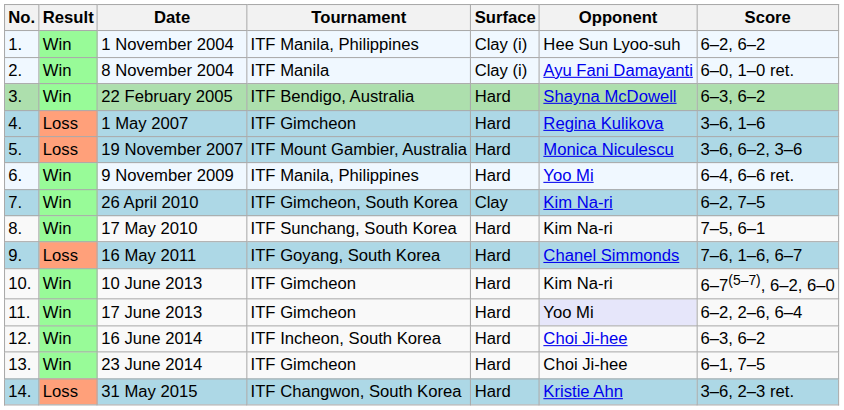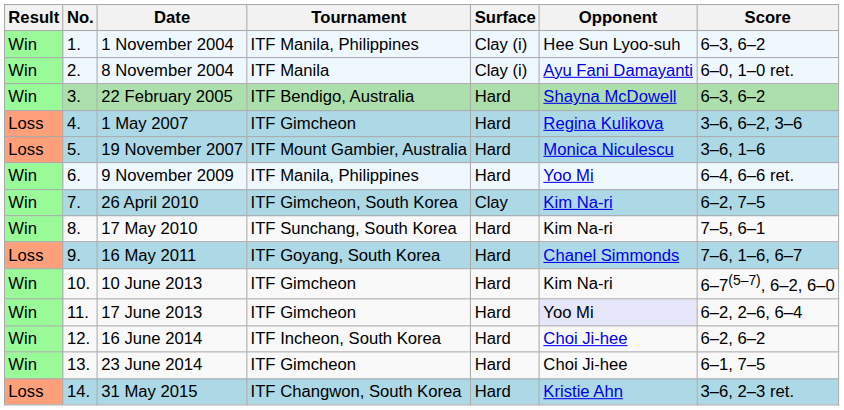columns swapped: (68, 17) <-> (22, 17)
(733, 44) 6–2, 6–2 -> (733, 44) 6–3, 6–2
(733, 123) 3–6, 1–6 -> (751, 123) 3–6, 6–2, 3–6
(751, 149) 3–6, 6–2, 3–6 -> (733, 149) 3–6, 1–6
(733, 338) 6–3, 6–2 -> (733, 338) 6–2, 6–2
